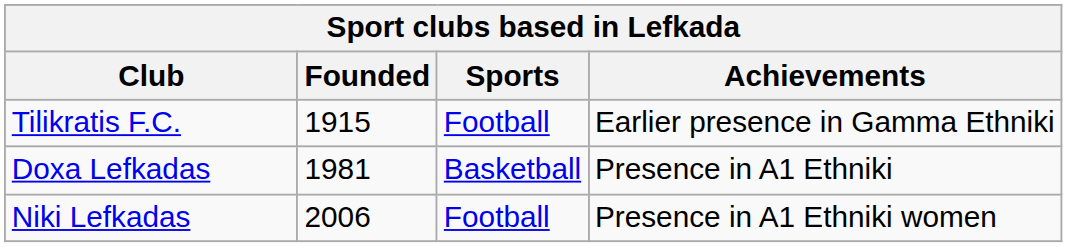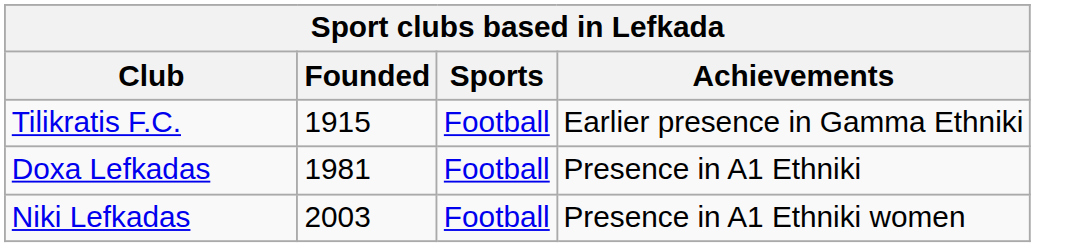(513, 169) Basketball -> (497, 169) Football
(338, 216) 2006 -> (338, 216) 2003
